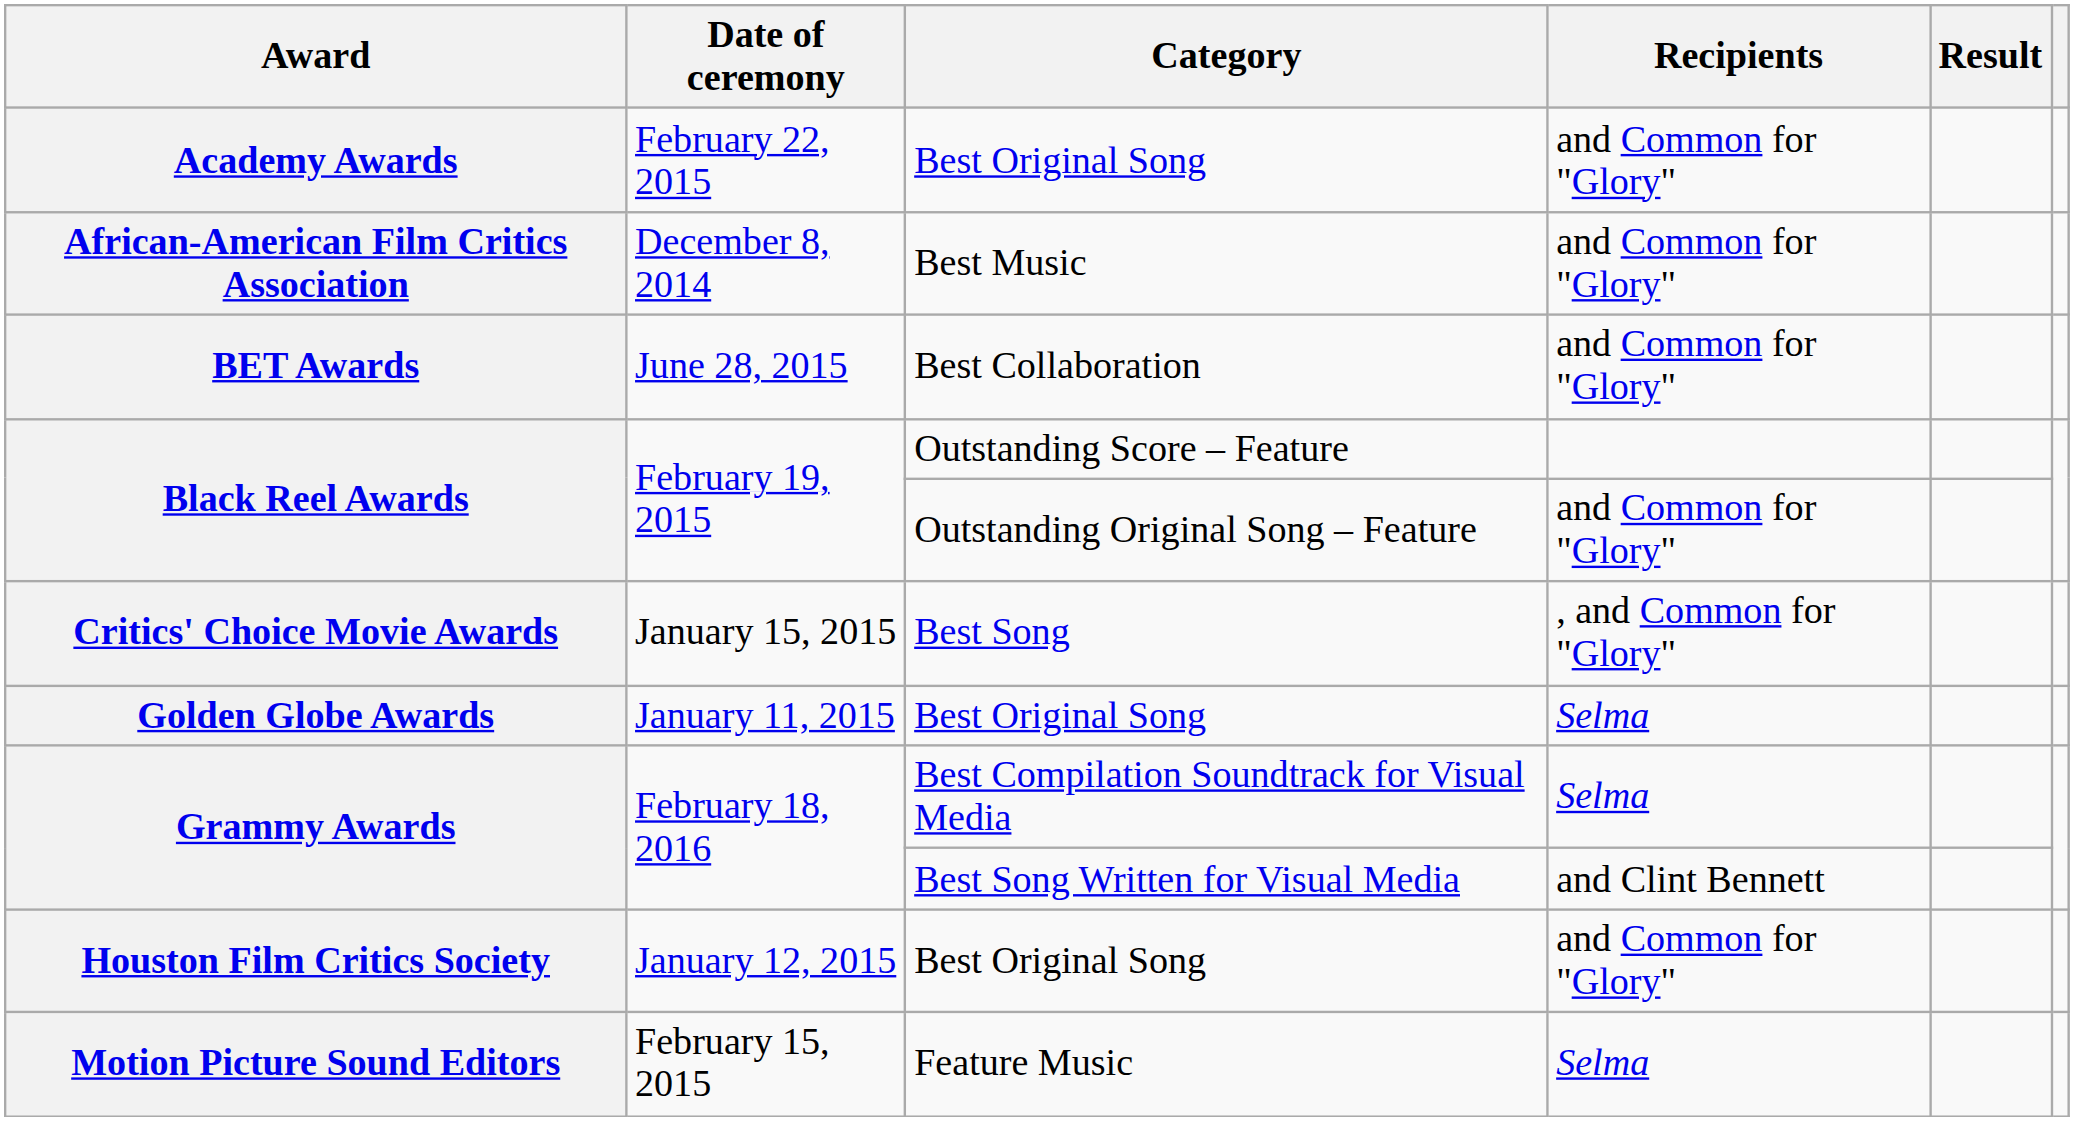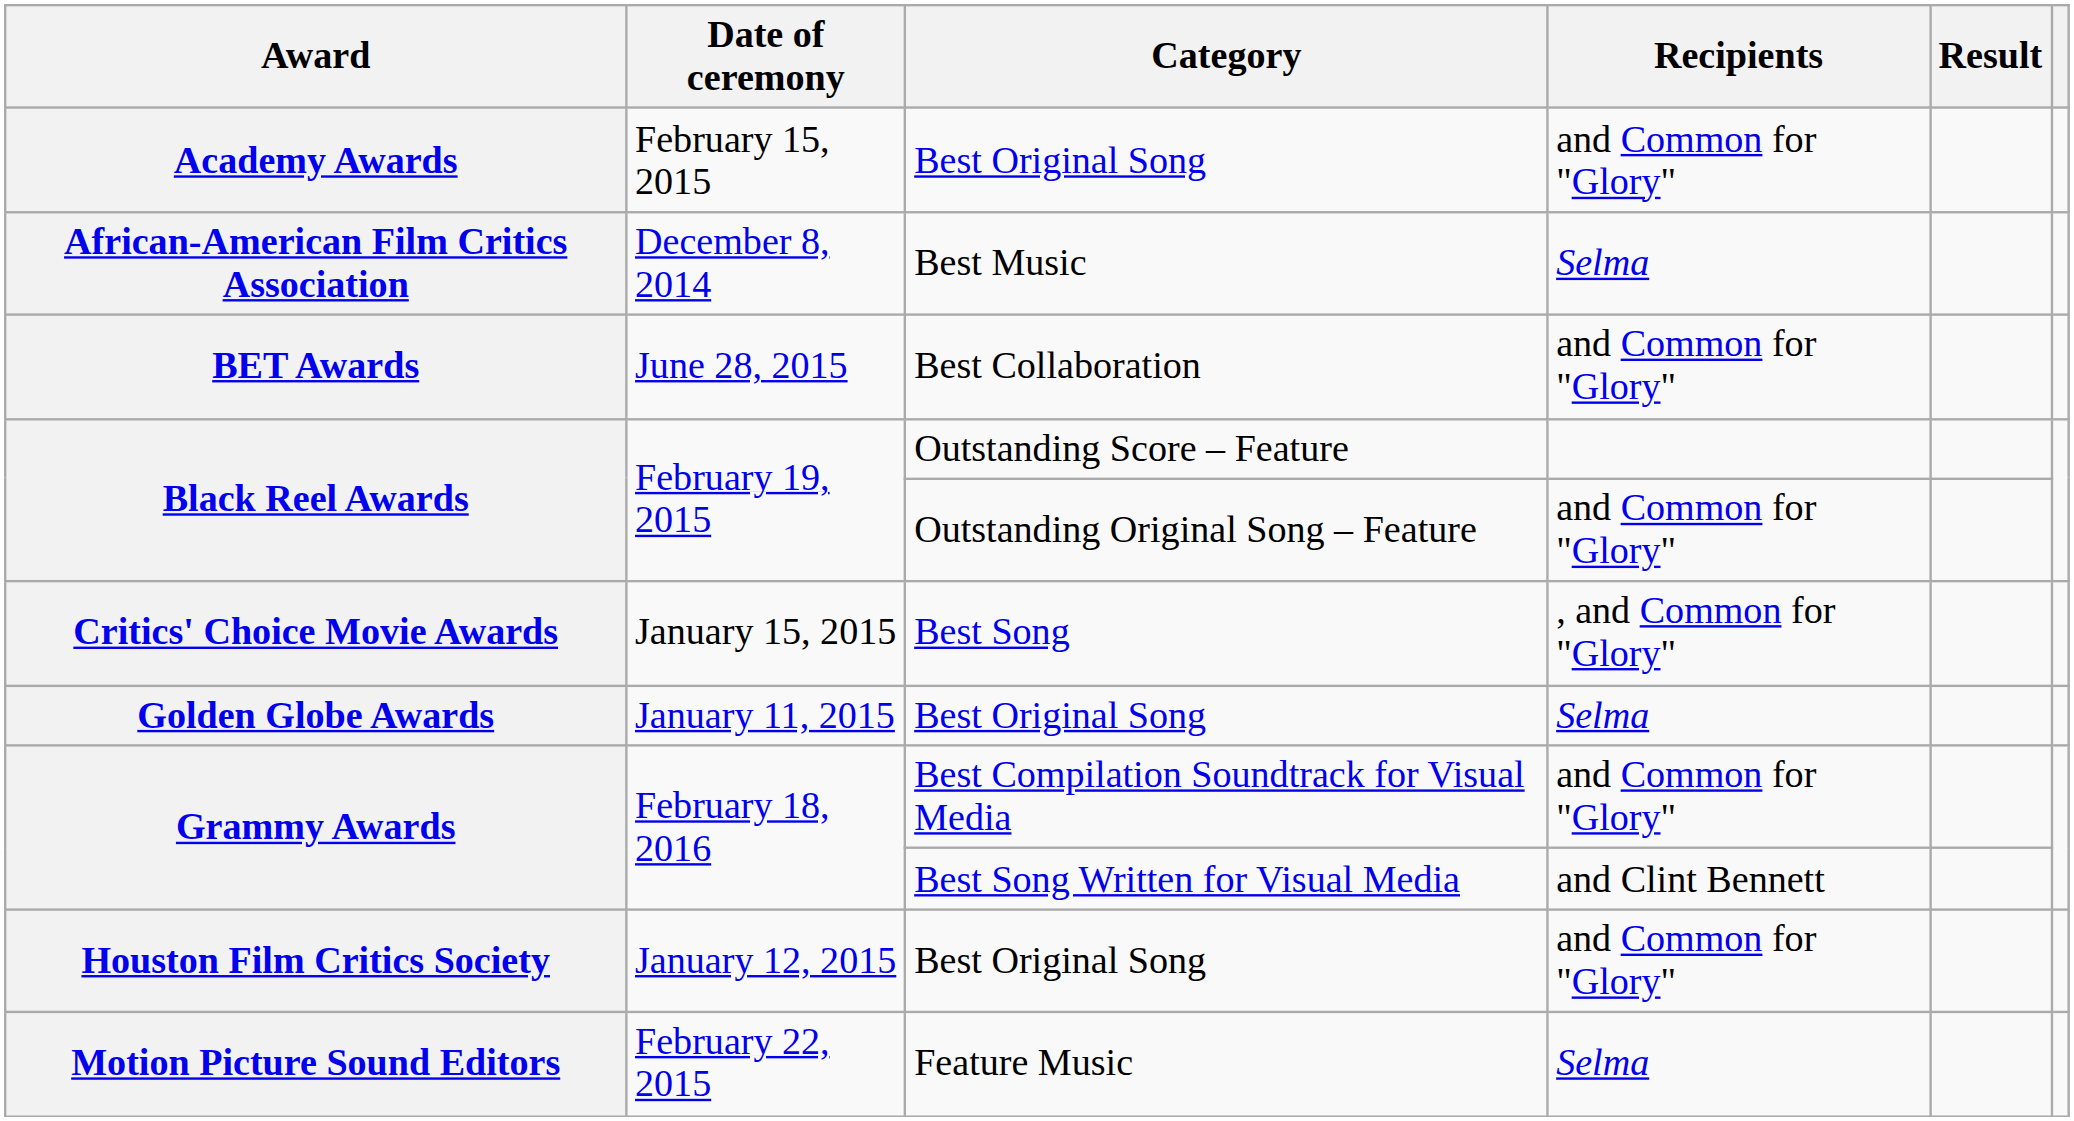(732, 159) February 22, 2015 -> (732, 159) February 15, 2015
(1686, 262) and Common for "Glory" -> (1603, 262) Selma
(1603, 796) Selma -> (1686, 796) and Common for "Glory"
(732, 1063) February 15, 2015 -> (732, 1063) February 22, 2015
